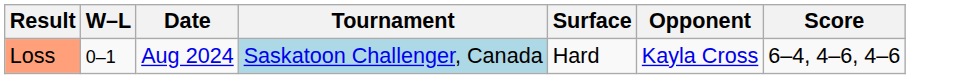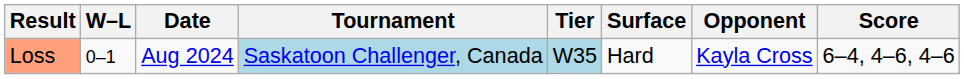+ column: (575, 21)
